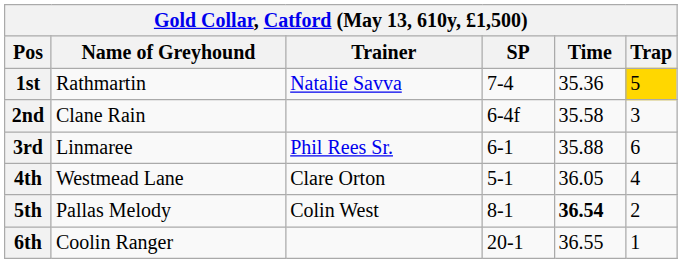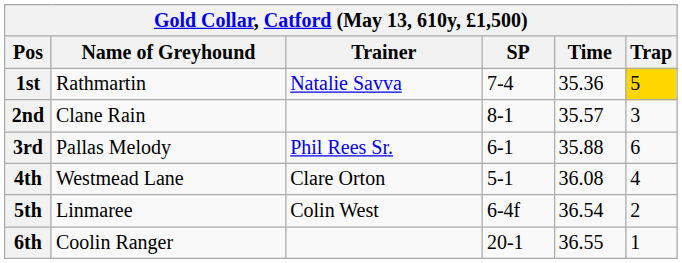(504, 115) 6-4f -> (500, 115) 8-1
(581, 115) 35.58 -> (581, 115) 35.57
(94, 147) Linmaree -> (113, 147) Pallas Melody
(581, 178) 36.05 -> (581, 178) 36.08
(113, 210) Pallas Melody -> (94, 210) Linmaree
(500, 210) 8-1 -> (504, 210) 6-4f
(581, 210) bold -> (581, 210) normal
